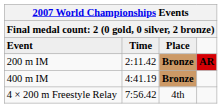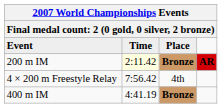(141, 62) no background -> (141, 62) lightyellow background
rows swapped: (28, 78) <-> (62, 95)
